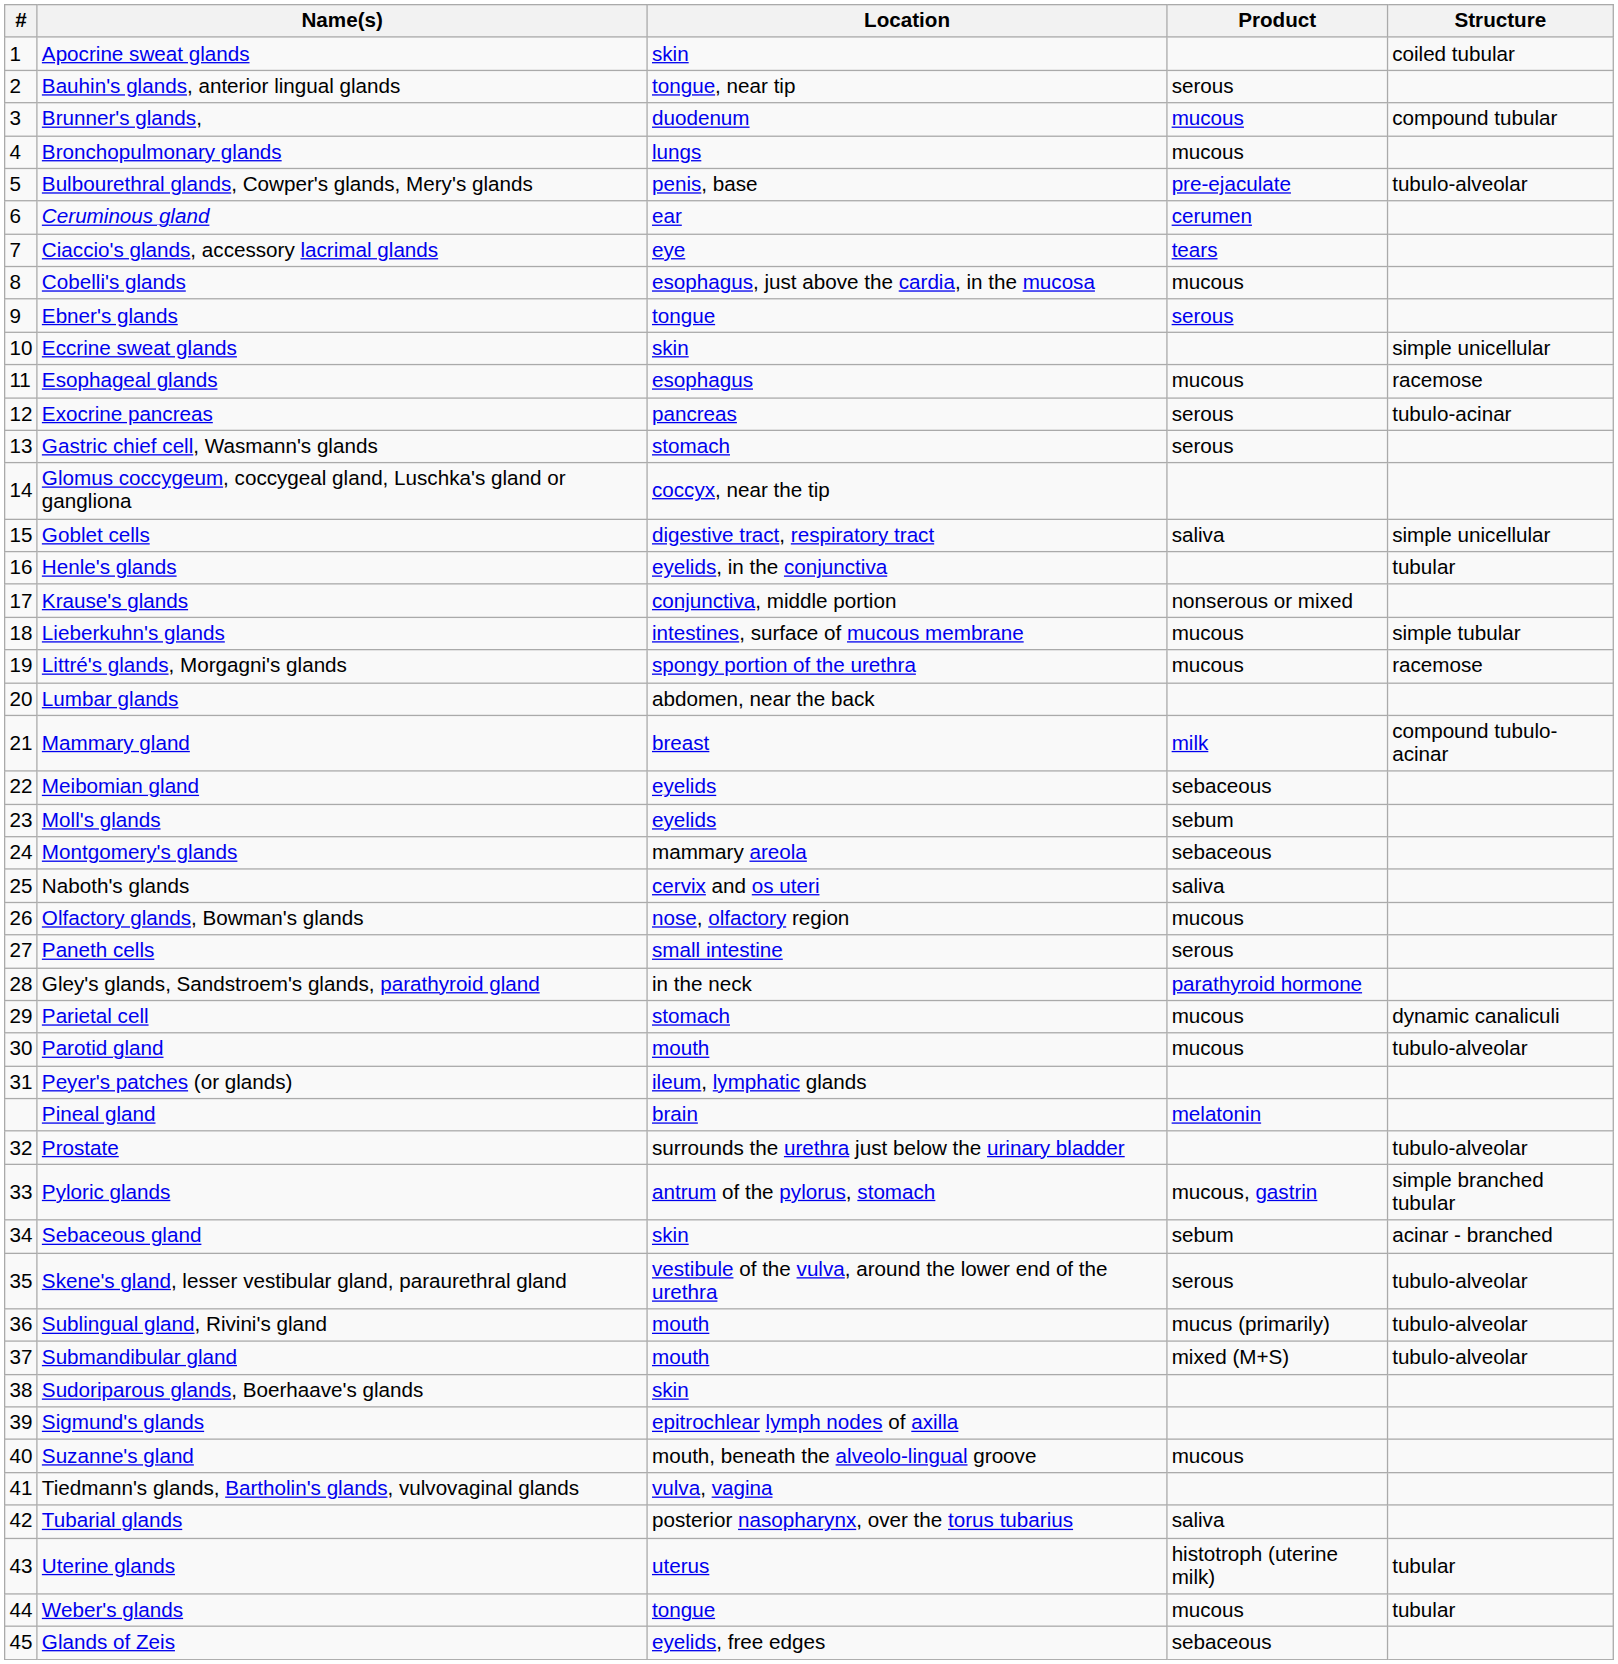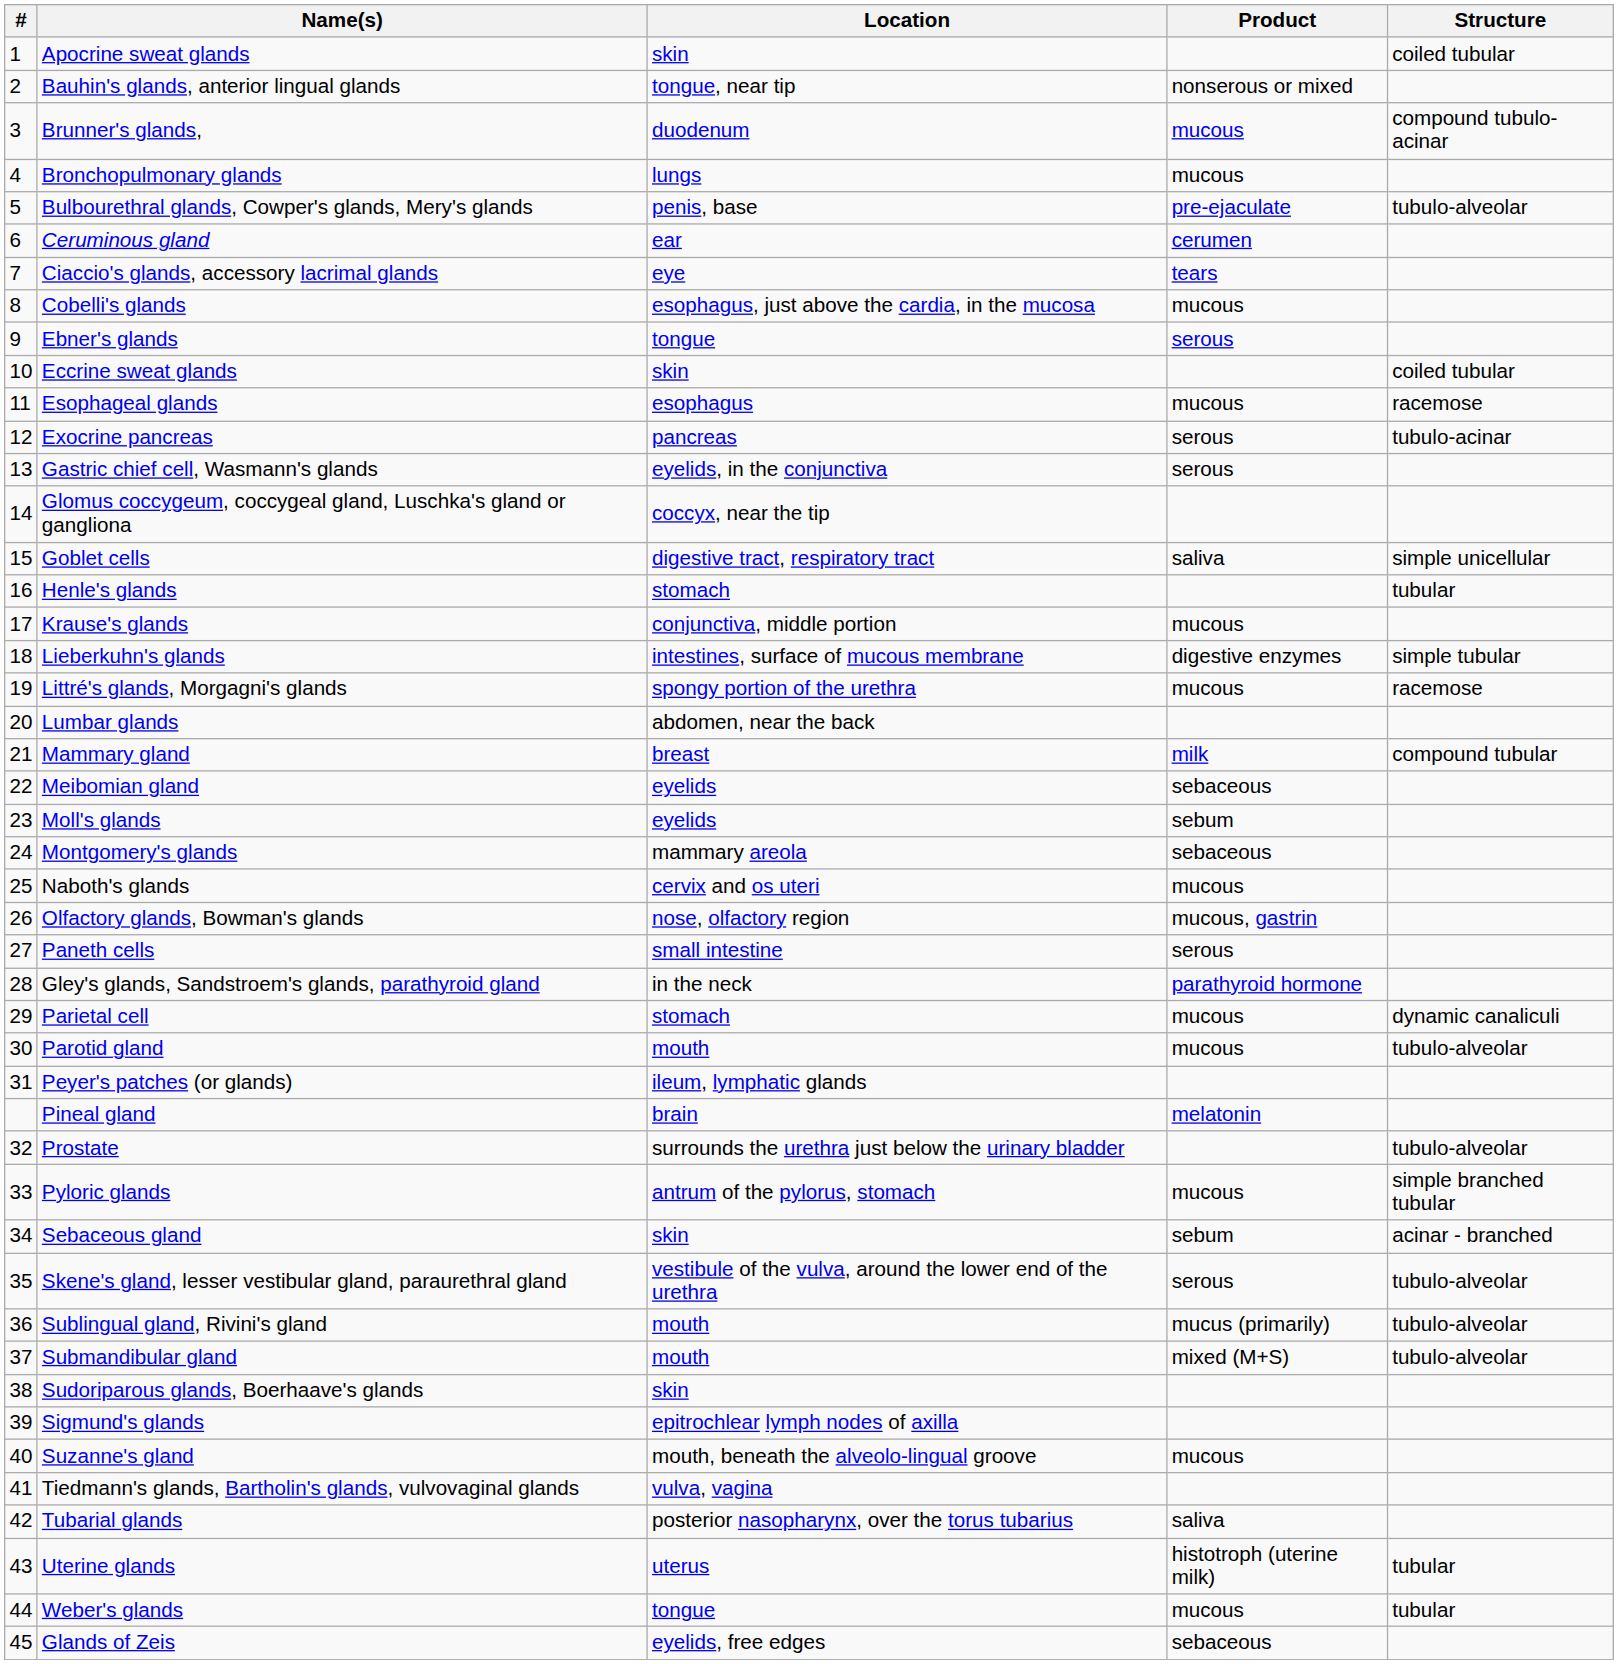(1203, 86) serous -> (1262, 86) nonserous or mixed
(1475, 119) compound tubular -> (1475, 130) compound tubulo-acinar
(1471, 348) simple unicellular -> (1454, 371) coiled tubular
(691, 446) stomach -> (770, 469) eyelids, in the conjunctiva
(770, 567) eyelids, in the conjunctiva -> (691, 591) stomach
(1262, 600) nonserous or mixed -> (1208, 623) mucous
(1208, 633) mucous -> (1257, 656) digestive enzymes
(1475, 743) compound tubulo-acinar -> (1475, 754) compound tubular
(1198, 885) saliva -> (1208, 885) mucous
(1208, 918) mucous -> (1244, 918) mucous, gastrin
(1244, 1191) mucous, gastrin -> (1208, 1191) mucous
